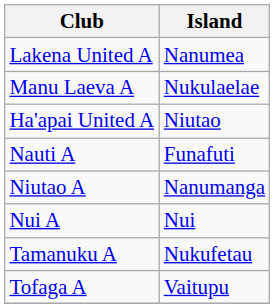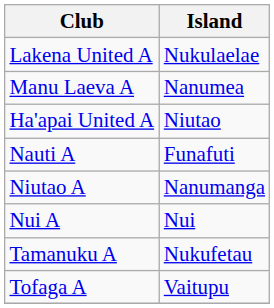(204, 54) Nanumea -> (212, 54) Nukulaelae
(212, 87) Nukulaelae -> (204, 87) Nanumea
